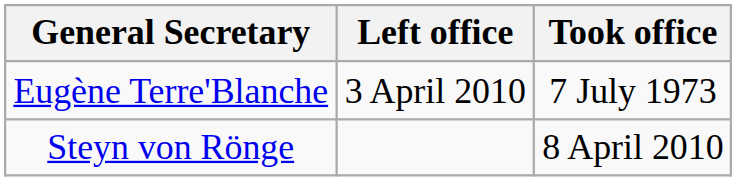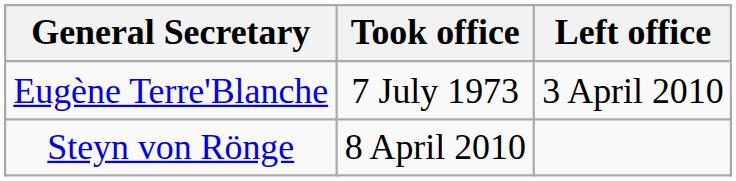columns swapped: (633, 32) <-> (435, 32)
